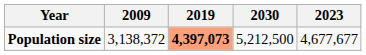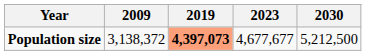columns swapped: (329, 15) <-> (265, 15)
